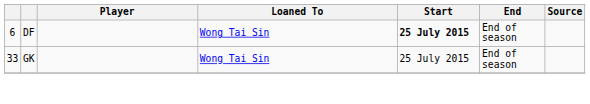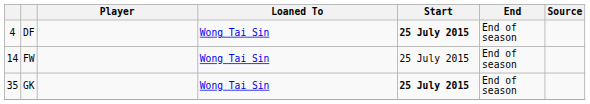(13, 34) 6 -> (13, 34) 4
+ row: (29, 60)
(13, 60) 33 -> (13, 86) 35
(434, 60) normal -> (434, 86) bold
